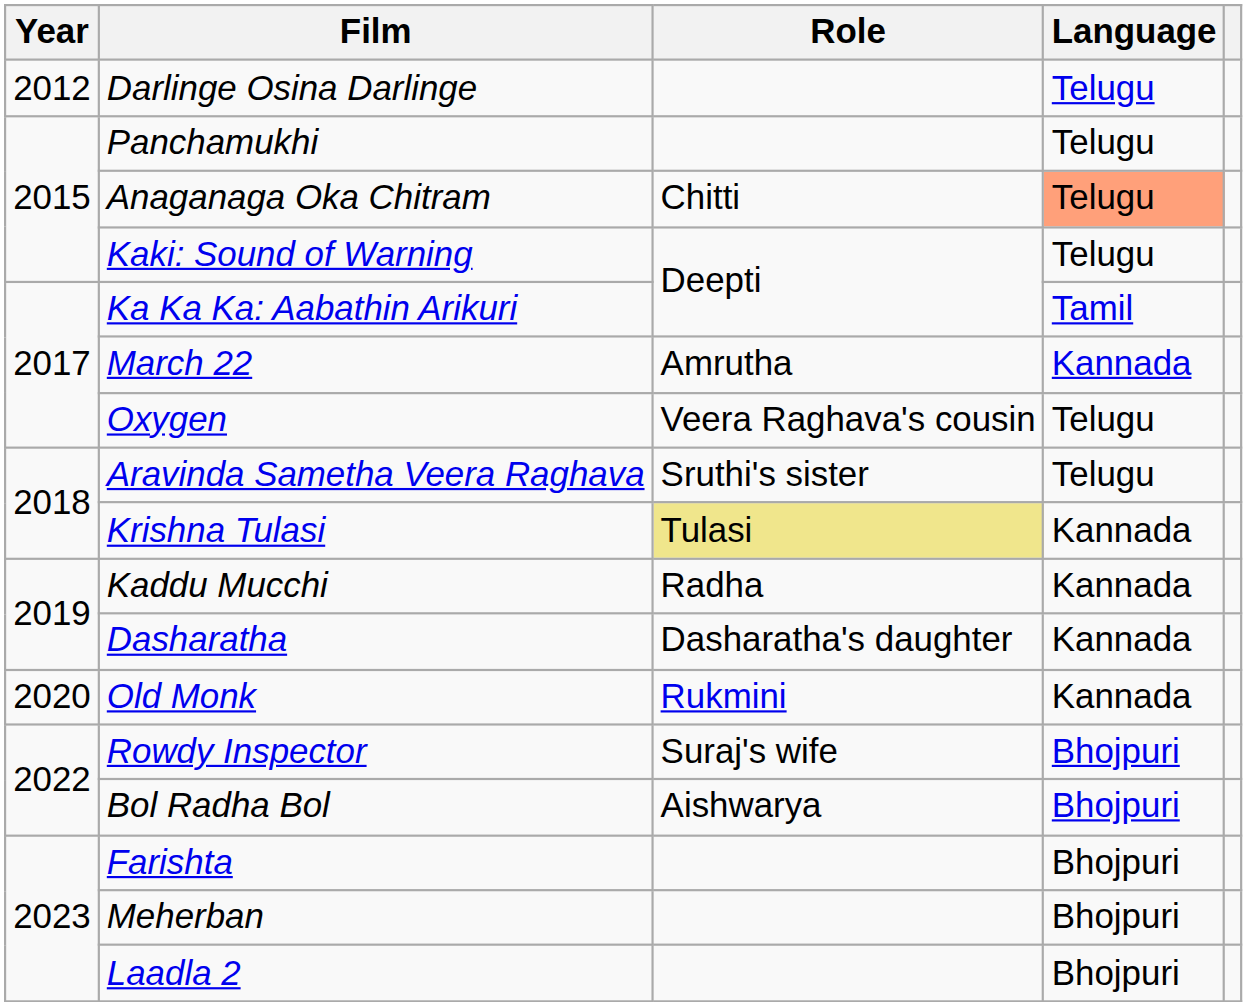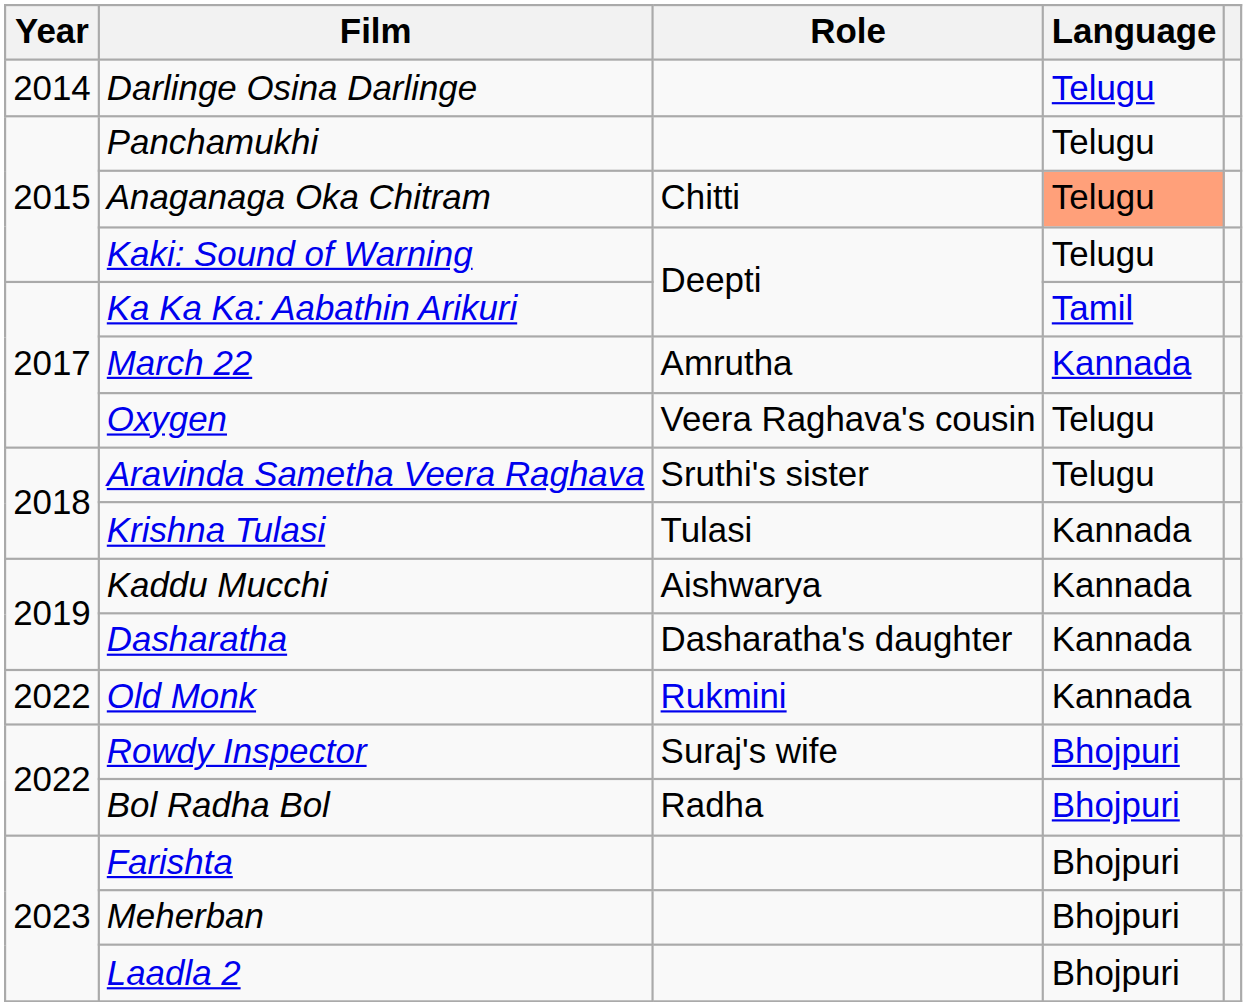(52, 87) 2012 -> (52, 87) 2014
(707, 530) khaki background -> (707, 530) no background
(712, 585) Radha -> (741, 585) Aishwarya
(52, 695) 2020 -> (52, 695) 2022
(741, 806) Aishwarya -> (712, 806) Radha
